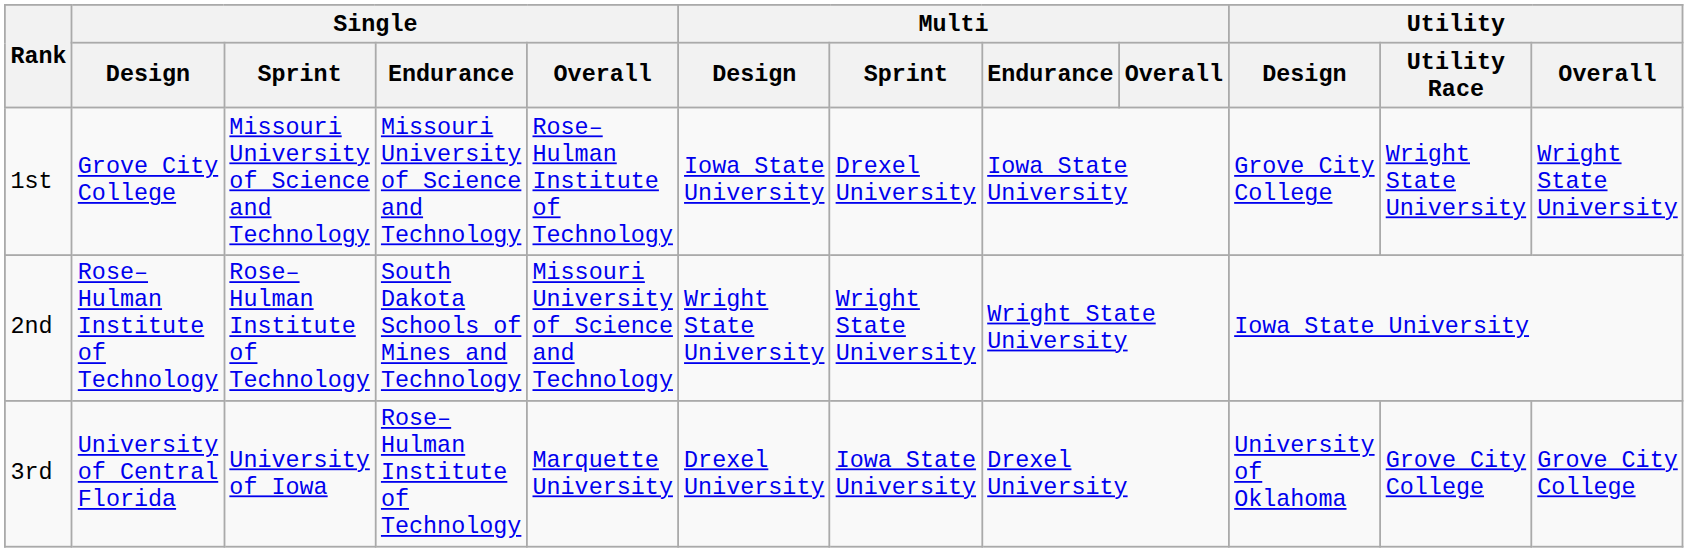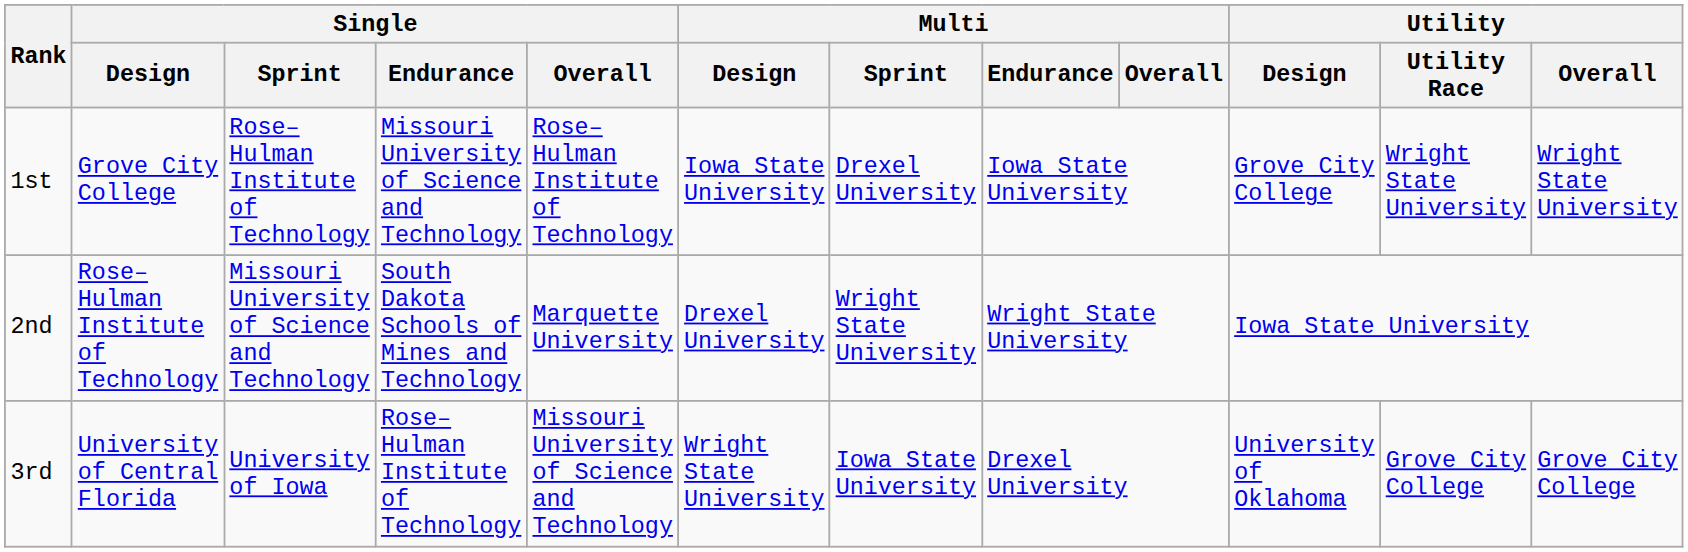(300, 181) Missouri University of Science and Technology -> (300, 181) Rose–Hulman Institute of Technology
(300, 327) Rose–Hulman Institute of Technology -> (300, 327) Missouri University of Science and Technology
(603, 327) Missouri University of Science and Technology -> (603, 327) Marquette University
(754, 327) Wright State University -> (754, 327) Drexel University
(603, 474) Marquette University -> (603, 474) Missouri University of Science and Technology
(754, 474) Drexel University -> (754, 474) Wright State University
